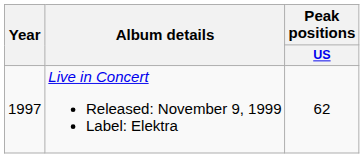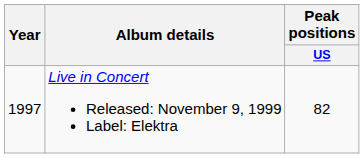(322, 109) 62 -> (322, 109) 82
